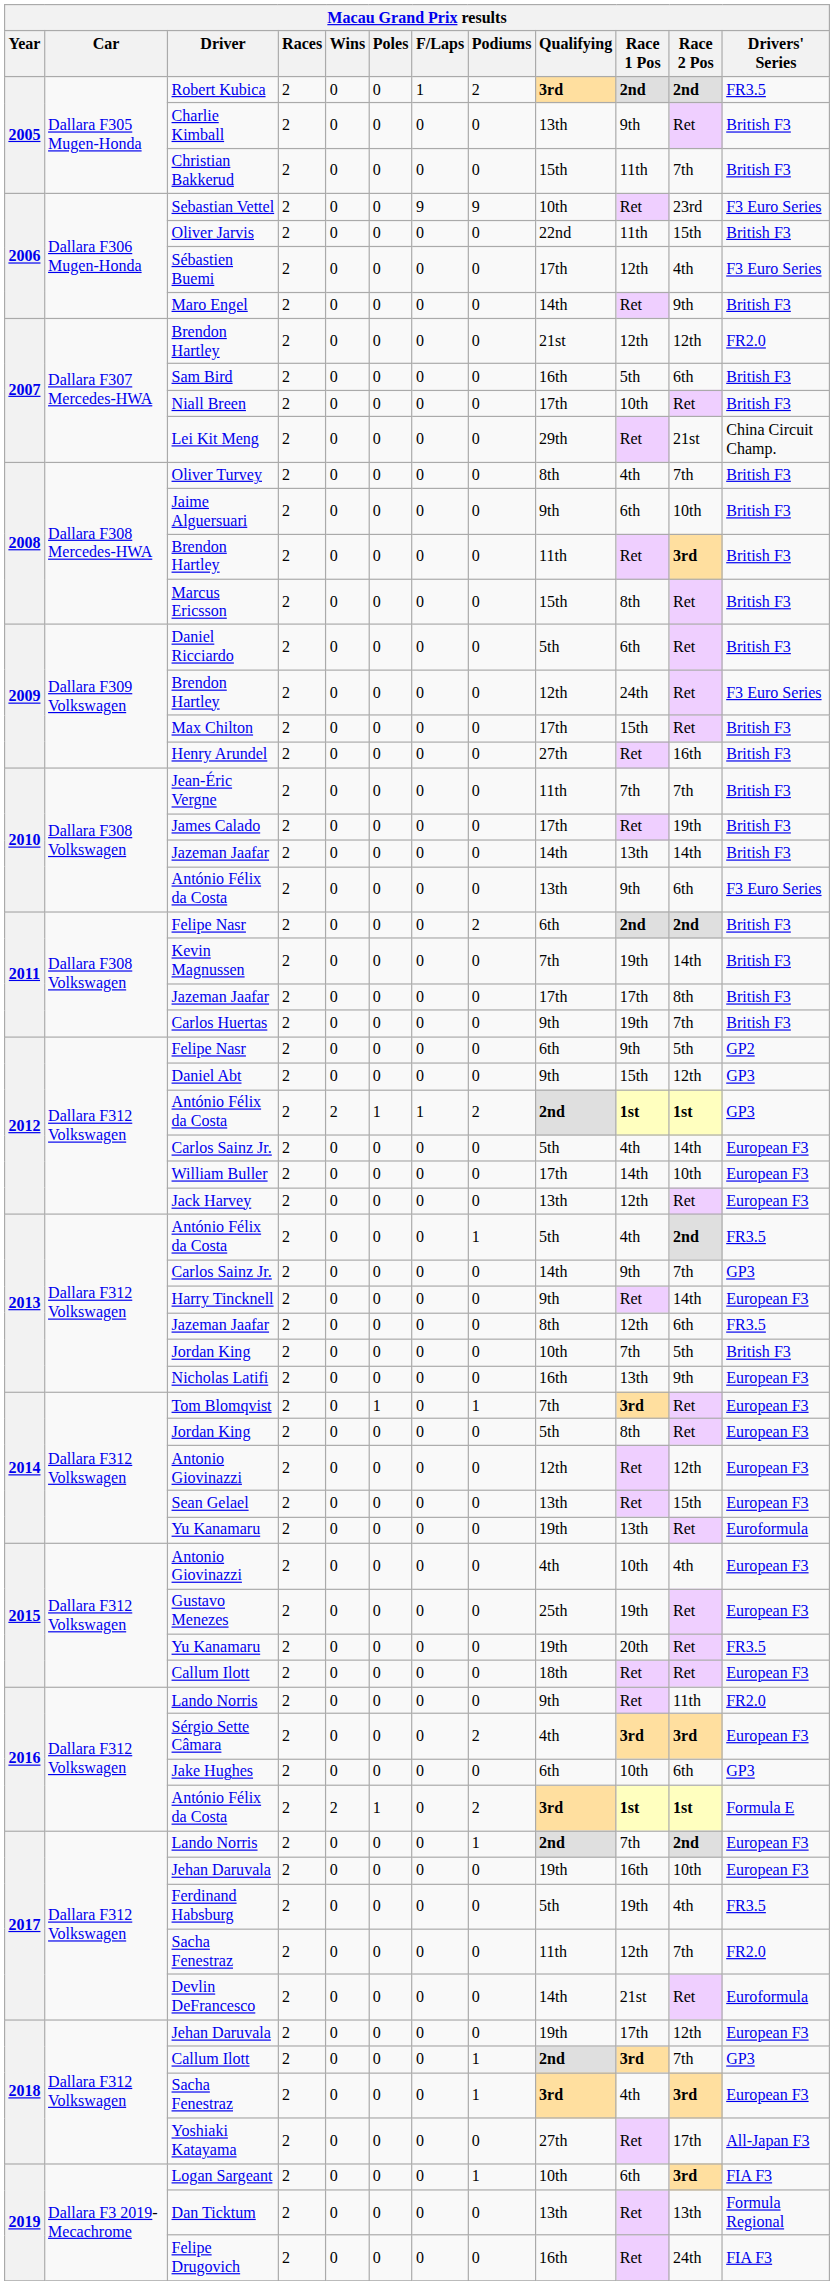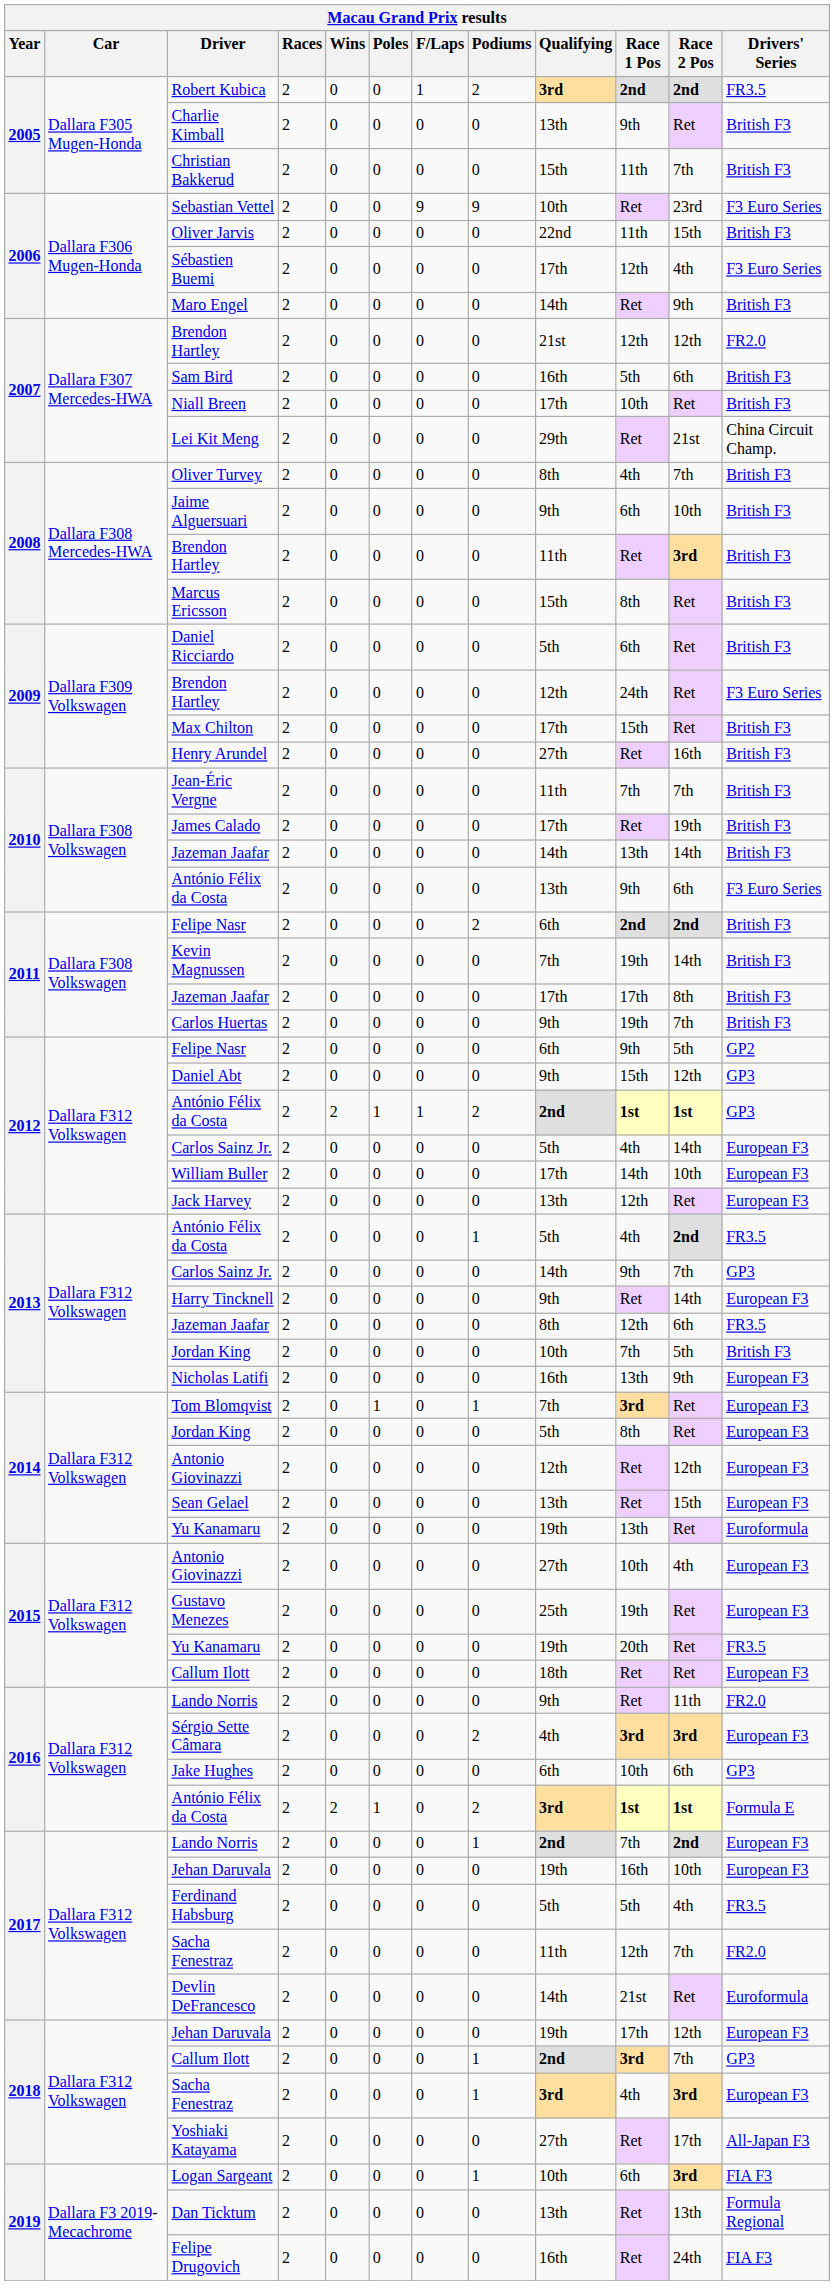(549, 1565) 4th -> (553, 1565) 27th
(634, 1905) 19th -> (630, 1905) 5th
